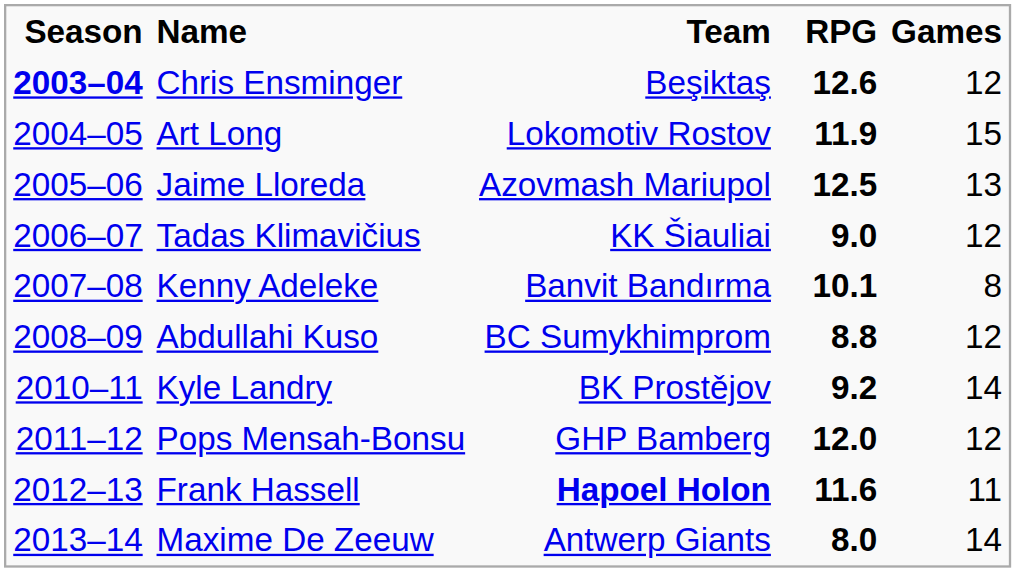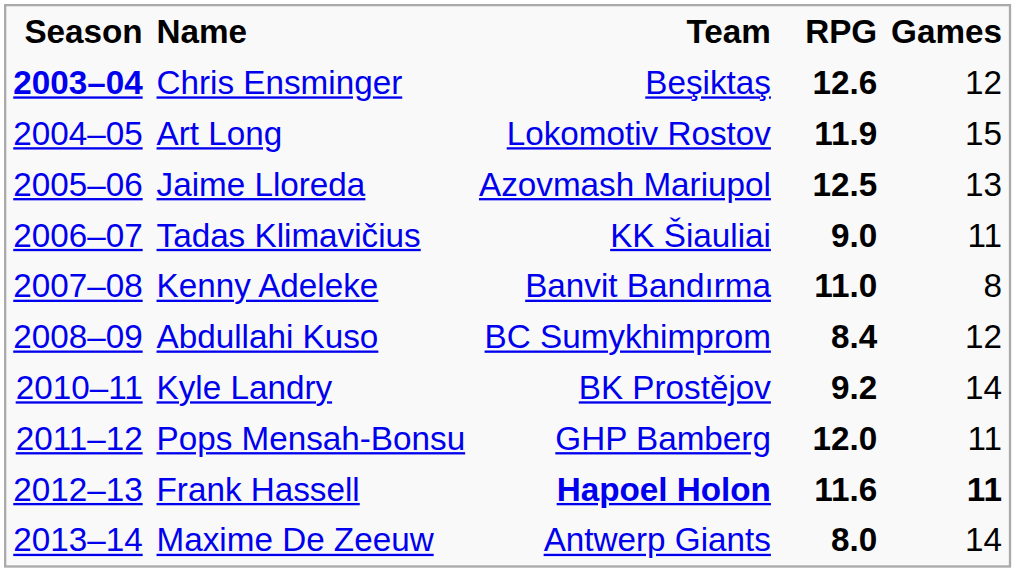(983, 235) 12 -> (985, 235) 11
(845, 286) 10.1 -> (846, 286) 11.0
(854, 337) 8.8 -> (854, 337) 8.4
(983, 438) 12 -> (985, 438) 11
(985, 489) normal -> (984, 489) bold
